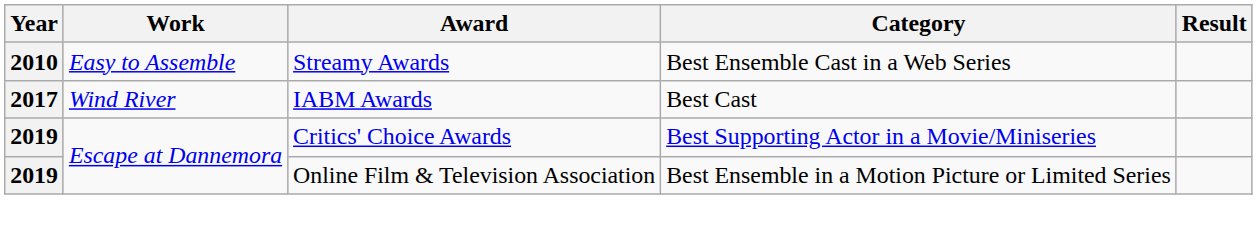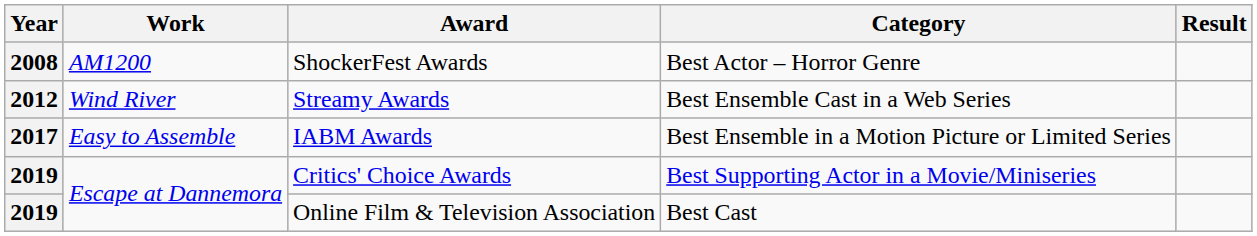+ row: (390, 61)
(34, 61) 2010 -> (34, 99) 2012
(152, 61) Easy to Assemble -> (122, 99) Wind River
(122, 99) Wind River -> (152, 136) Easy to Assemble
(712, 99) Best Cast -> (918, 136) Best Ensemble in a Motion Picture or Limited Series
(918, 174) Best Ensemble in a Motion Picture or Limited Series -> (712, 212) Best Cast
